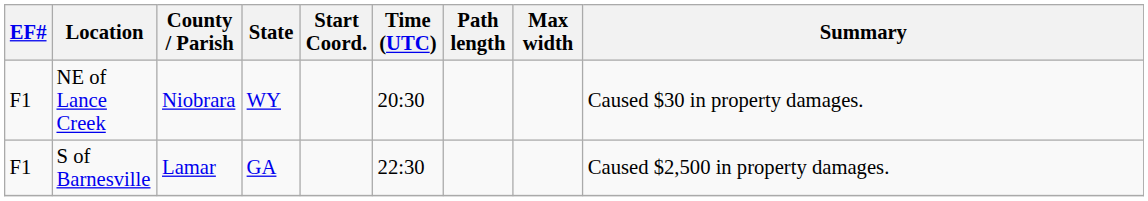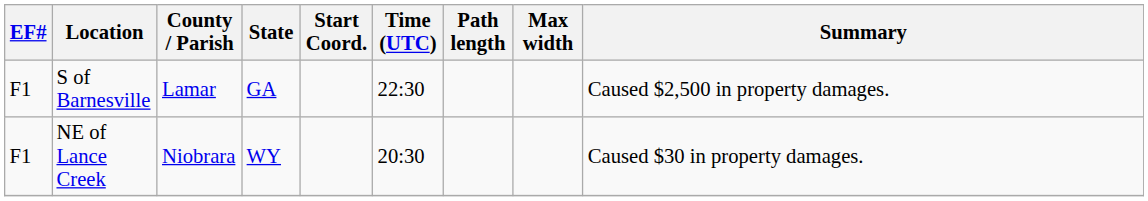rows swapped: (82, 100) <-> (103, 167)
